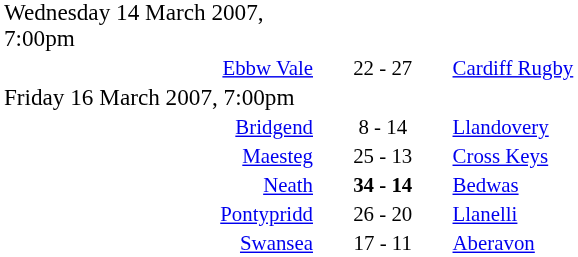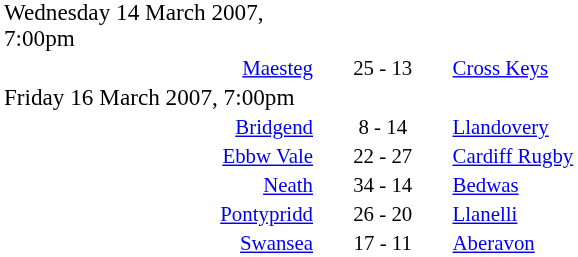rows swapped: (268, 67) <-> (278, 156)
(383, 185) bold -> (383, 185) normal
